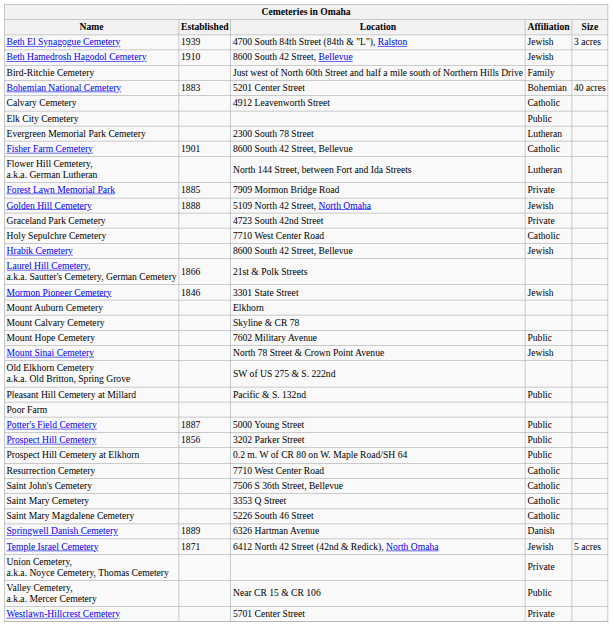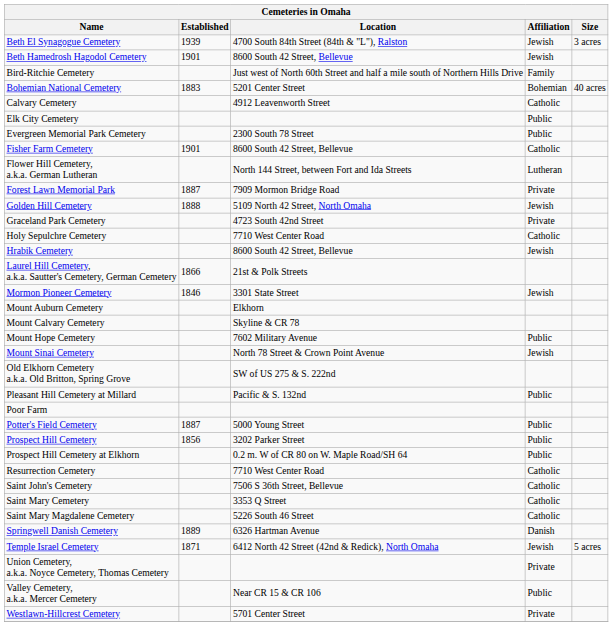(191, 57) 1910 -> (191, 57) 1901
(545, 133) Lutheran -> (540, 133) Public
(191, 190) 1885 -> (191, 190) 1887
